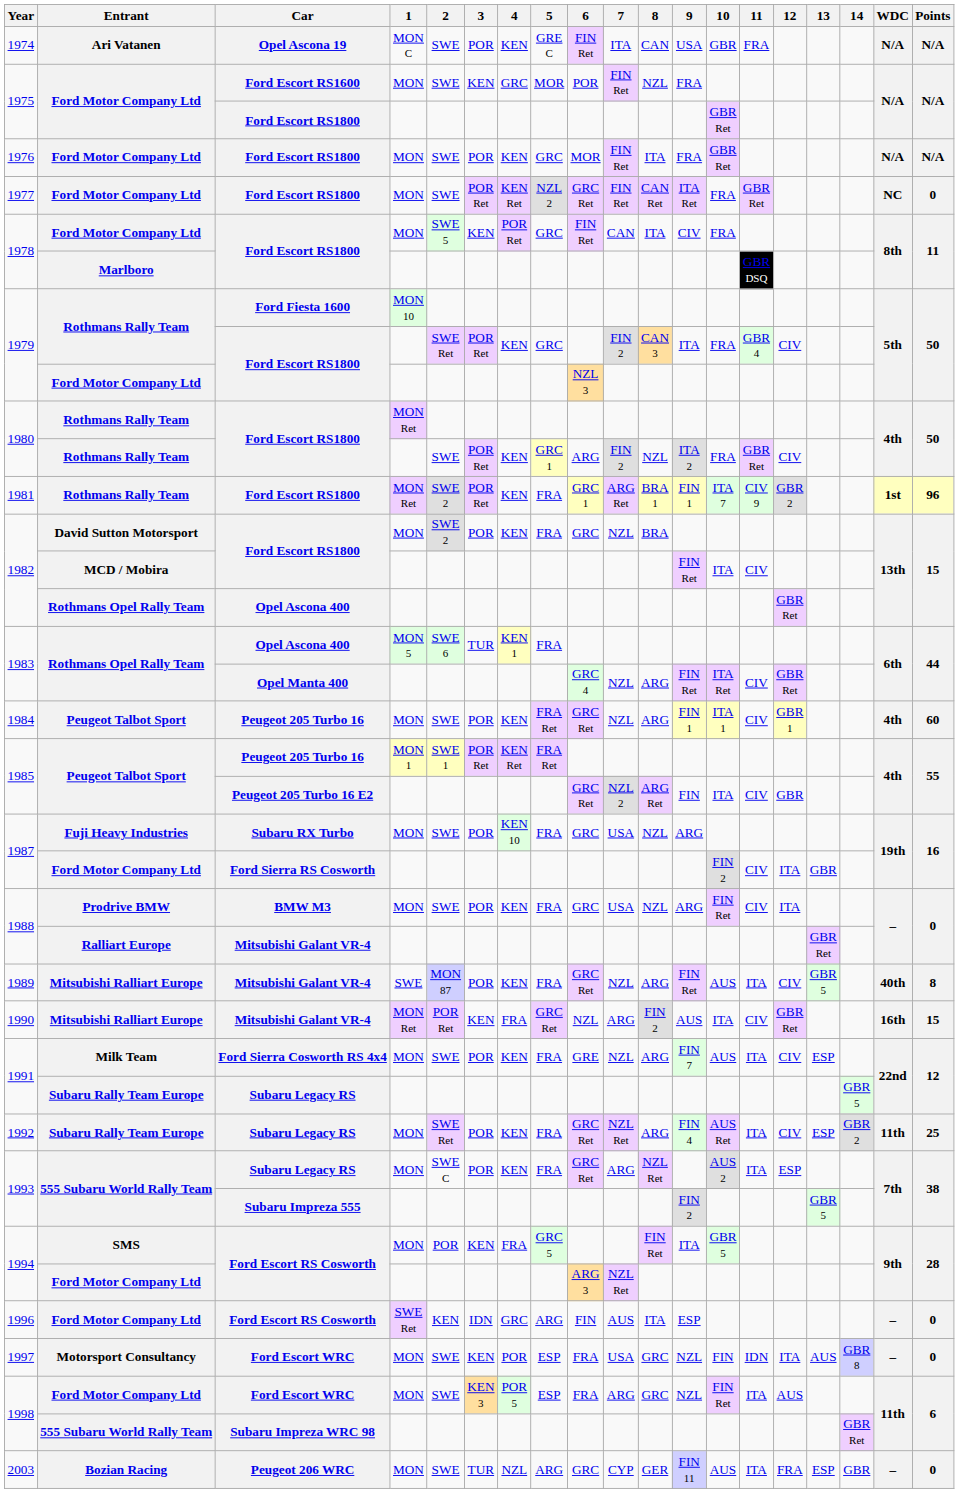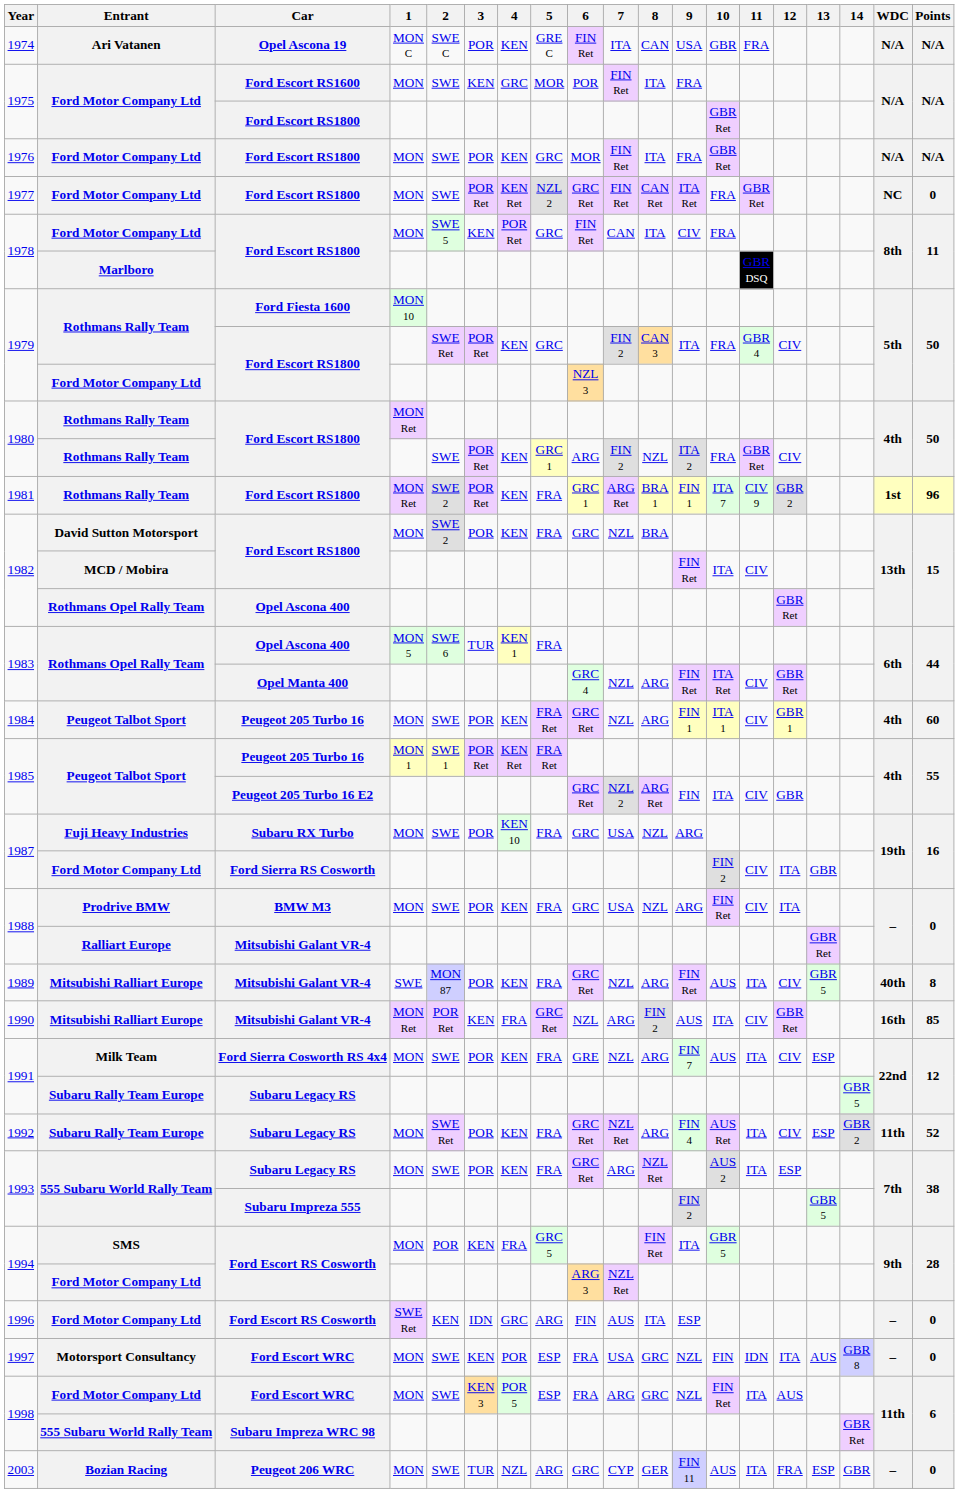(446, 45) SWE -> (446, 45) SWE C
(655, 82) NZL -> (655, 82) ITA
(933, 1020) 15 -> (933, 1020) 85
(933, 1132) 25 -> (933, 1132) 52
(446, 1170) SWE C -> (446, 1170) SWE
